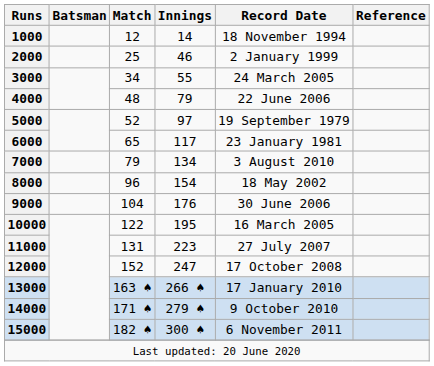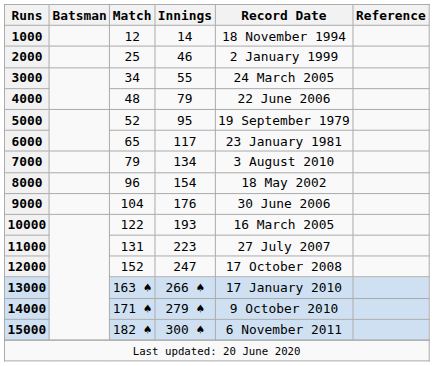(185, 120) 97 -> (185, 120) 95
(185, 225) 195 -> (185, 225) 193
